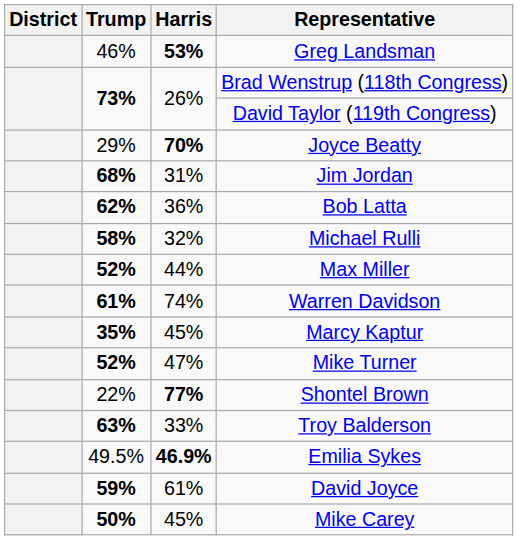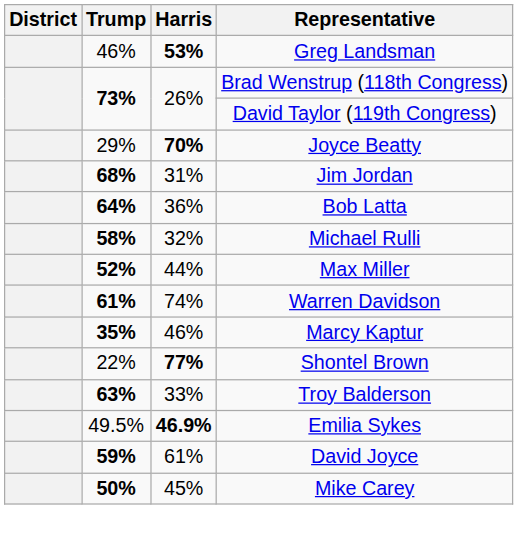(116, 207) 62% -> (116, 207) 64%
(184, 332) 45% -> (184, 332) 46%
- row: (365, 363)
